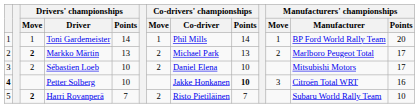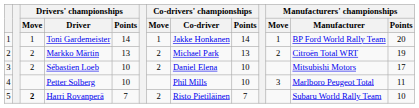(190, 39) Phil Mills -> (201, 39) Jakke Honkanen
(32, 53) bold -> (32, 53) normal
(333, 53) Marlboro Peugeot Total -> (325, 53) Citroën Total WRT
(401, 53) 17 -> (401, 53) 19
(8, 81) bold -> (8, 81) normal
(201, 81) Jakke Honkanen -> (190, 81) Phil Mills
(245, 81) bold -> (245, 81) normal
(325, 81) Citroën Total WRT -> (333, 81) Marlboro Peugeot Total
(401, 81) 16 -> (401, 81) 11
